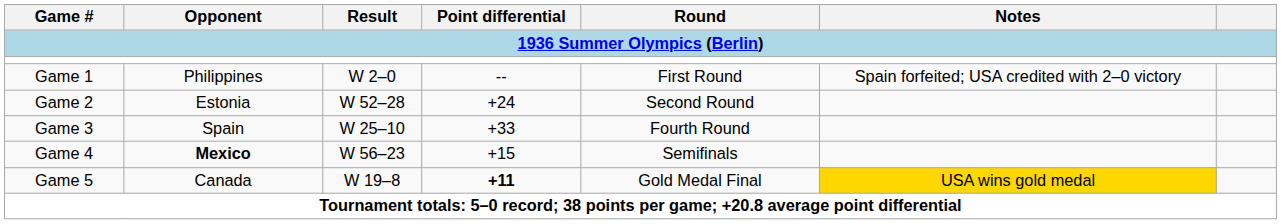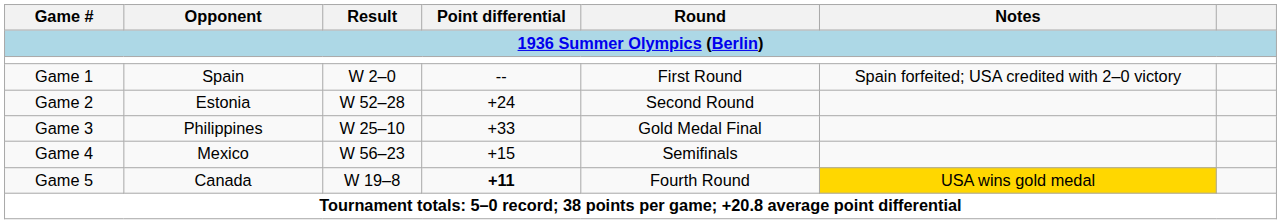(223, 76) Philippines -> (223, 76) Spain
(223, 128) Spain -> (223, 128) Philippines
(700, 128) Fourth Round -> (700, 128) Gold Medal Final
(223, 154) bold -> (223, 154) normal
(700, 180) Gold Medal Final -> (700, 180) Fourth Round
